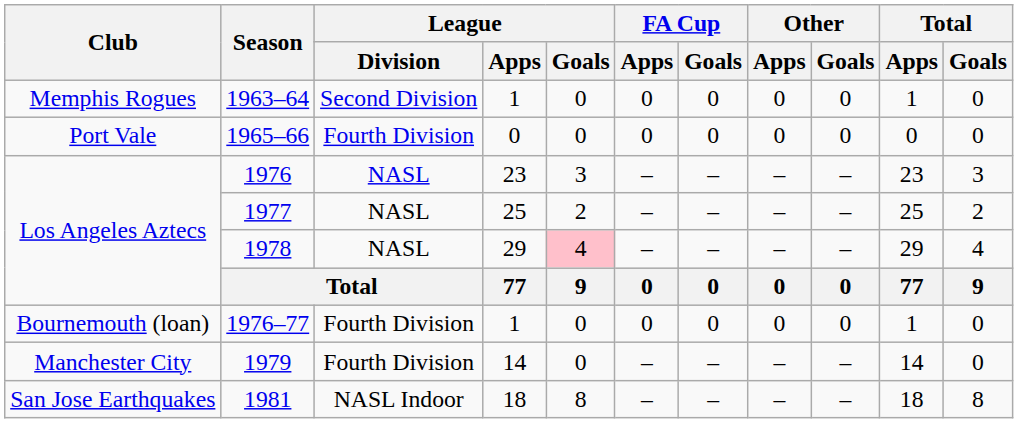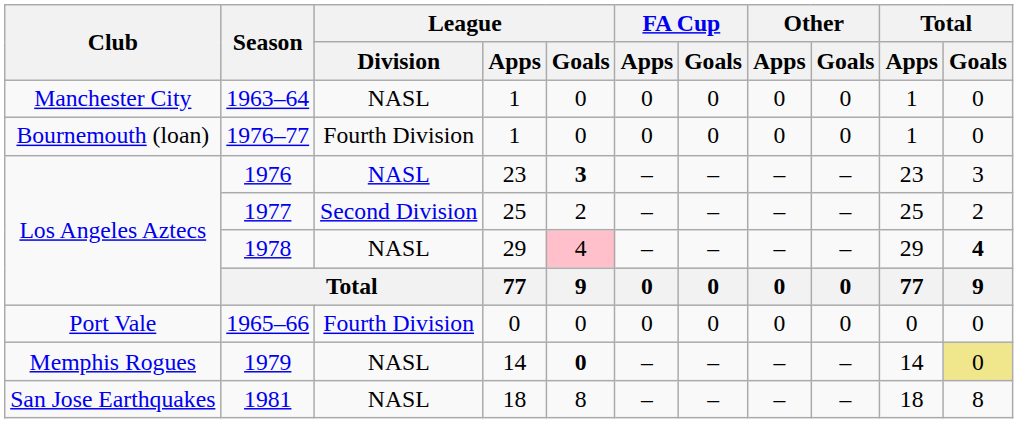(113, 98) Memphis Rogues -> (113, 98) Manchester City
(399, 98) Second Division -> (399, 98) NASL
rows swapped: (268, 135) <-> (268, 323)
(581, 173) normal -> (581, 173) bold
(399, 211) NASL -> (399, 211) Second Division
(978, 248) normal -> (978, 248) bold
(113, 361) Manchester City -> (113, 361) Memphis Rogues
(399, 361) Fourth Division -> (399, 361) NASL
(581, 361) normal -> (581, 361) bold
(978, 361) no background -> (978, 361) khaki background
(399, 398) NASL Indoor -> (399, 398) NASL
